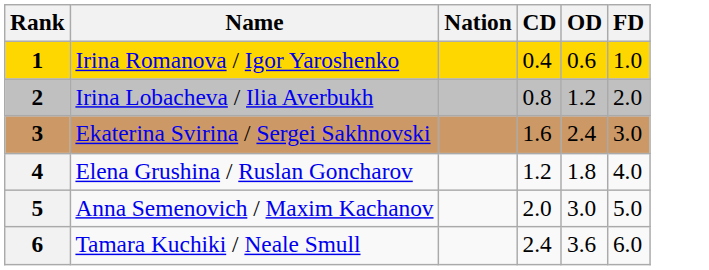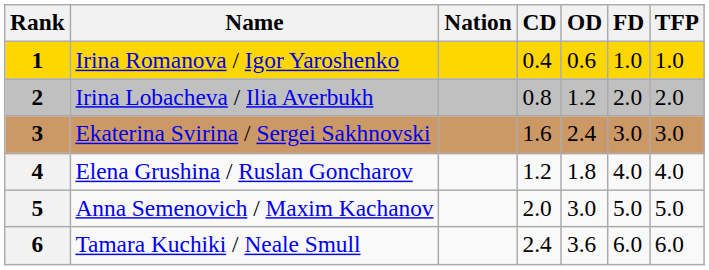+ column: (677, 23)
